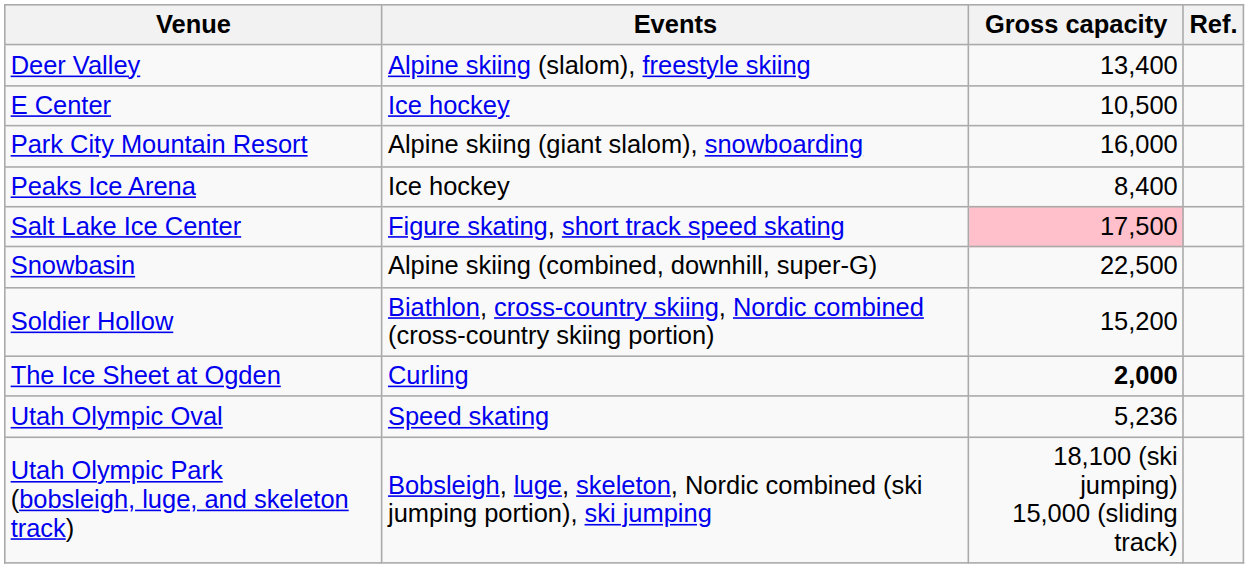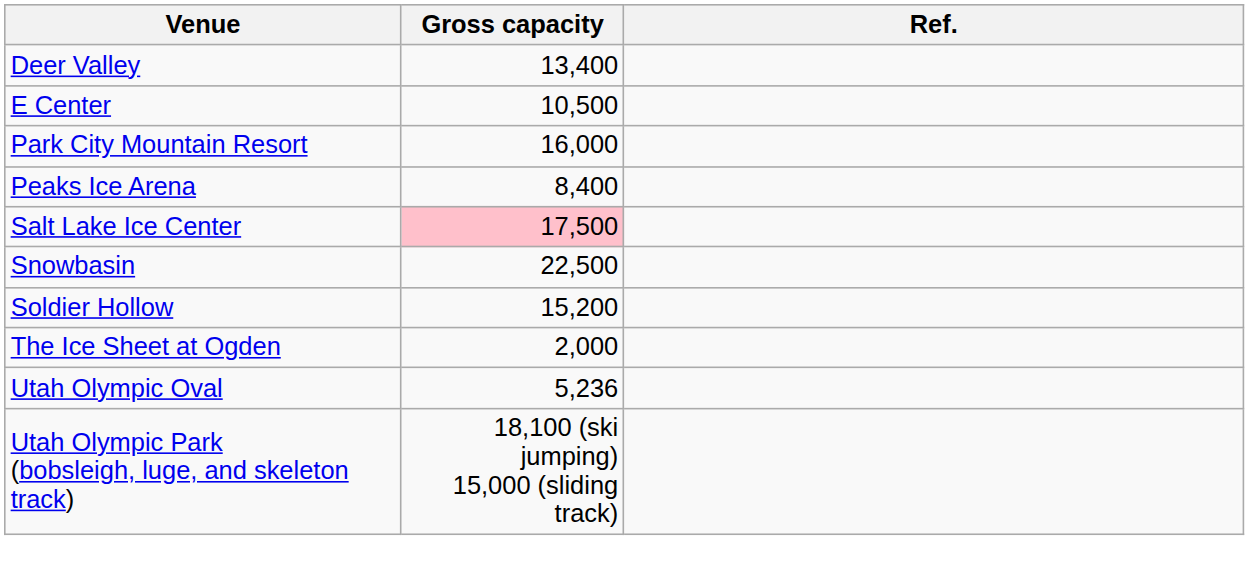- column: (675, 24)
(1146, 376) bold -> (586, 347) normal
